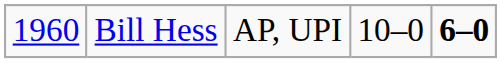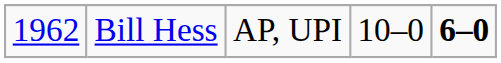(46, 30) 1960 -> (46, 30) 1962
